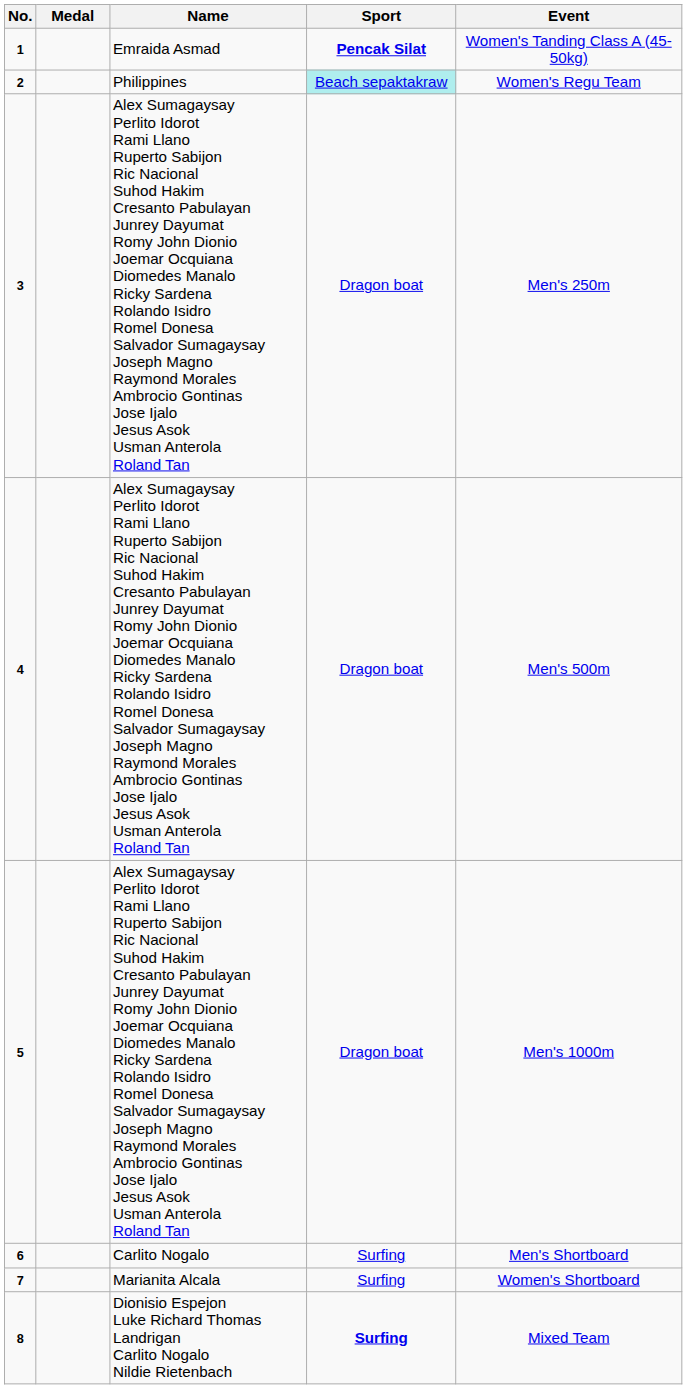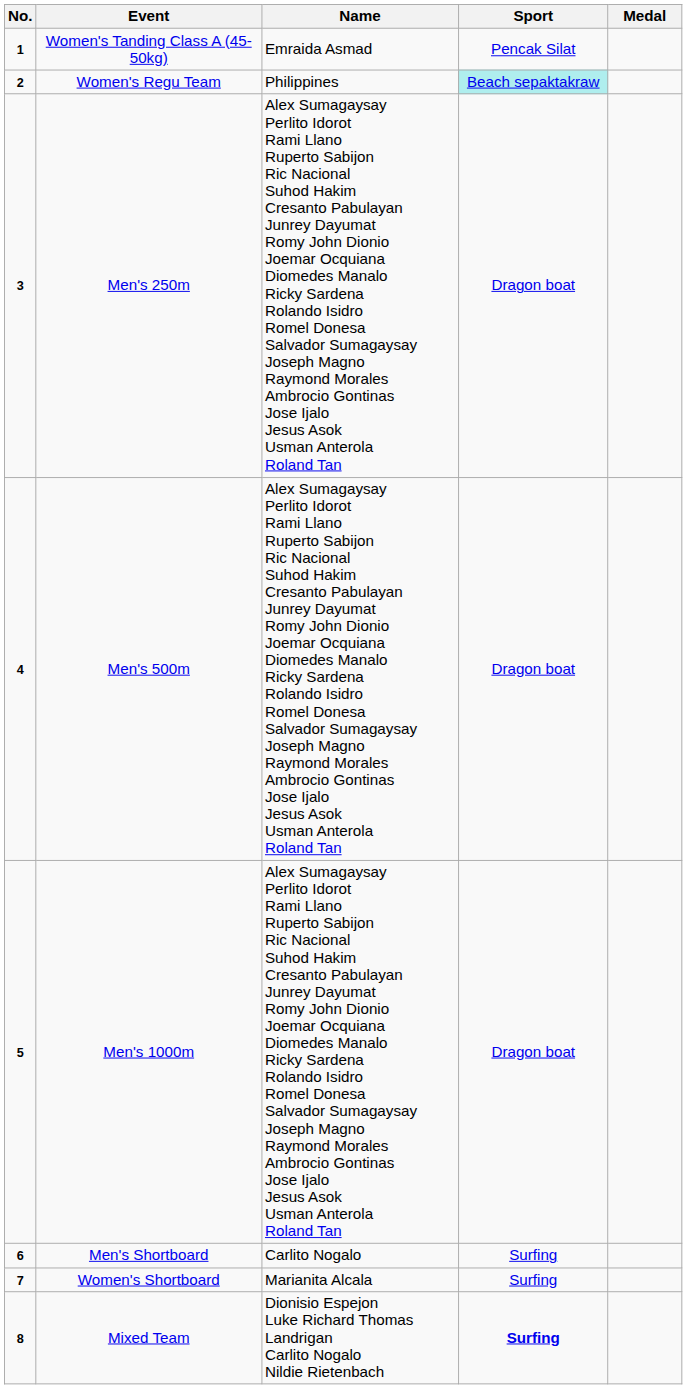columns swapped: (73, 16) <-> (569, 16)
(381, 49) bold -> (533, 49) normal
